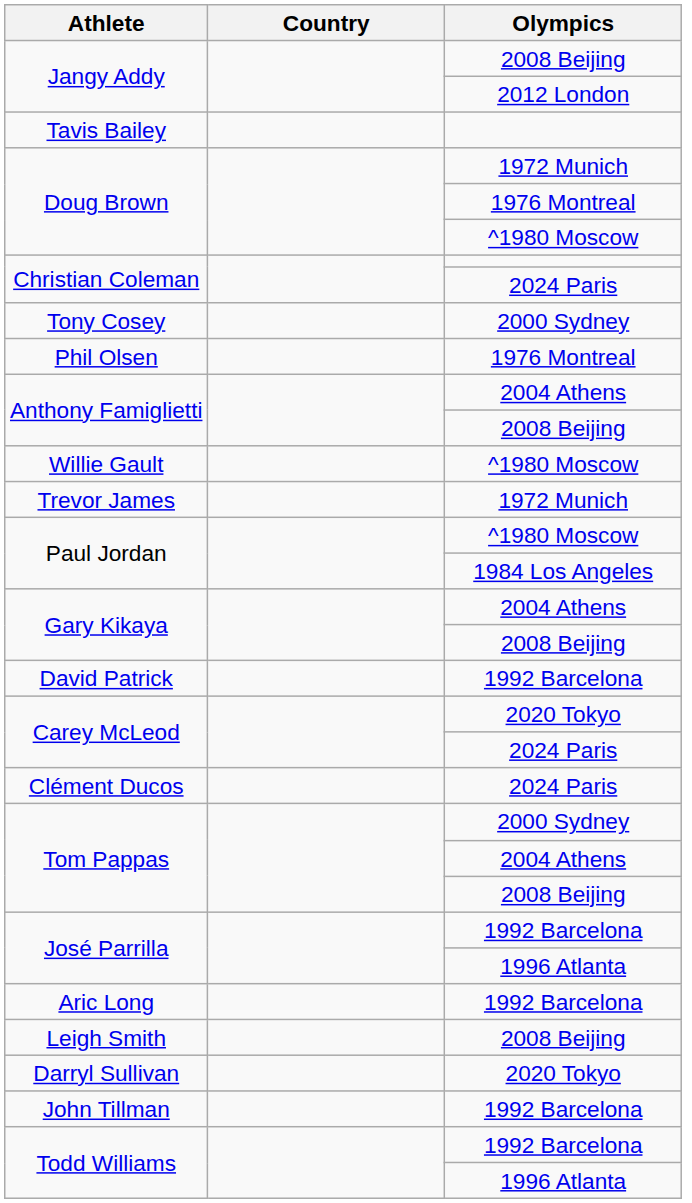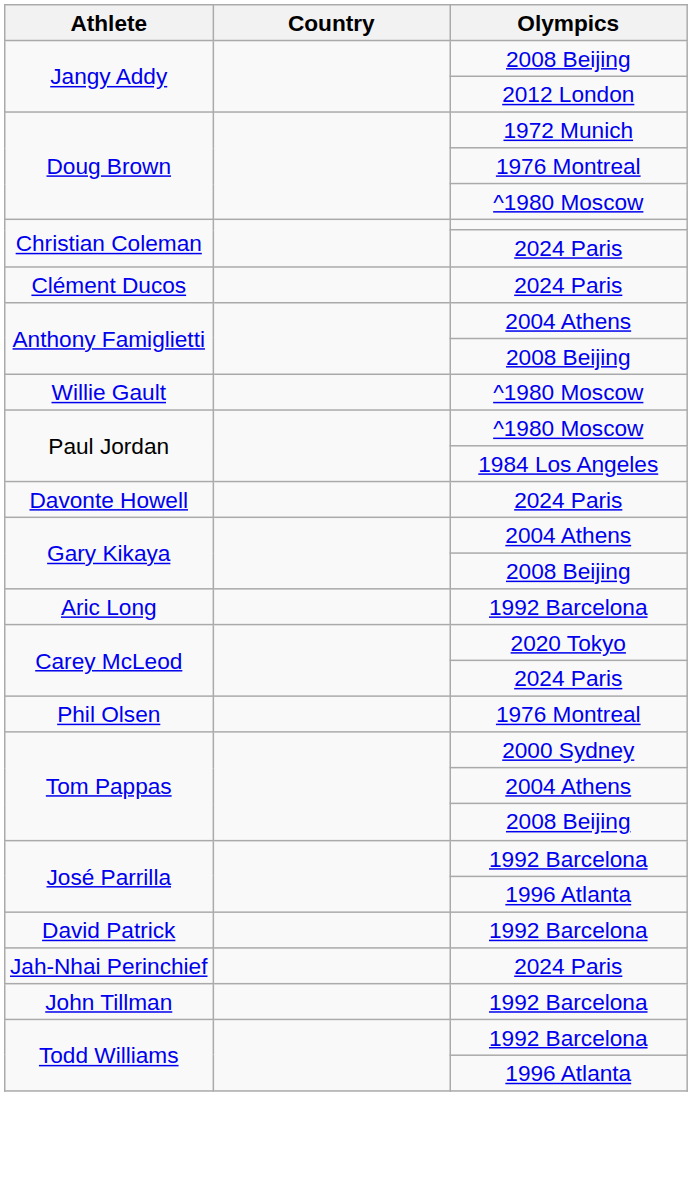- row: (106, 130)
- row: (106, 320)
rows swapped: (106, 786) <-> (106, 356)
- row: (106, 499)
+ row: (109, 499)
rows swapped: (106, 1001) <-> (106, 679)
+ row: (109, 966)
- row: (106, 1037)
- row: (106, 1073)
